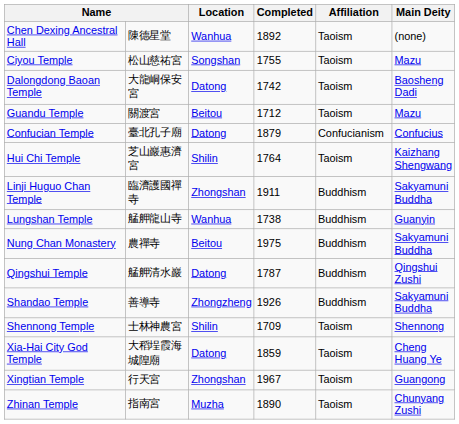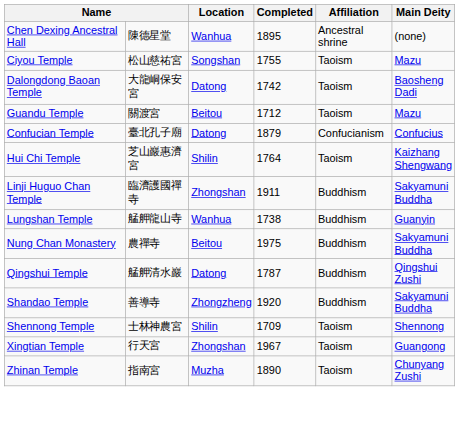(269, 36) 1892 -> (269, 36) 1895
(335, 36) Taoism -> (341, 36) Ancestral shrine
(269, 302) 1926 -> (269, 302) 1920
- row: (47, 353)
